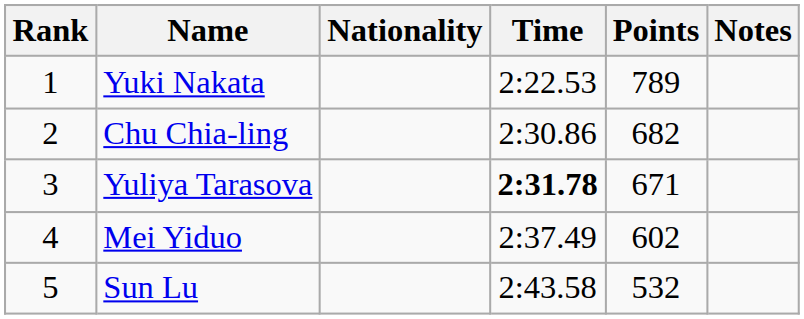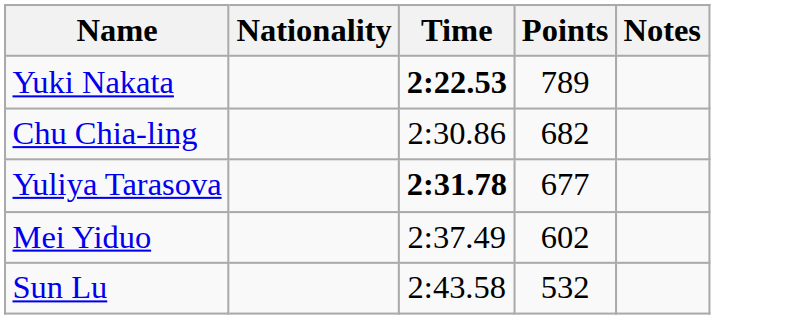- column: (50, 30)
(548, 81) normal -> (457, 81) bold
(656, 184) 671 -> (565, 184) 677
